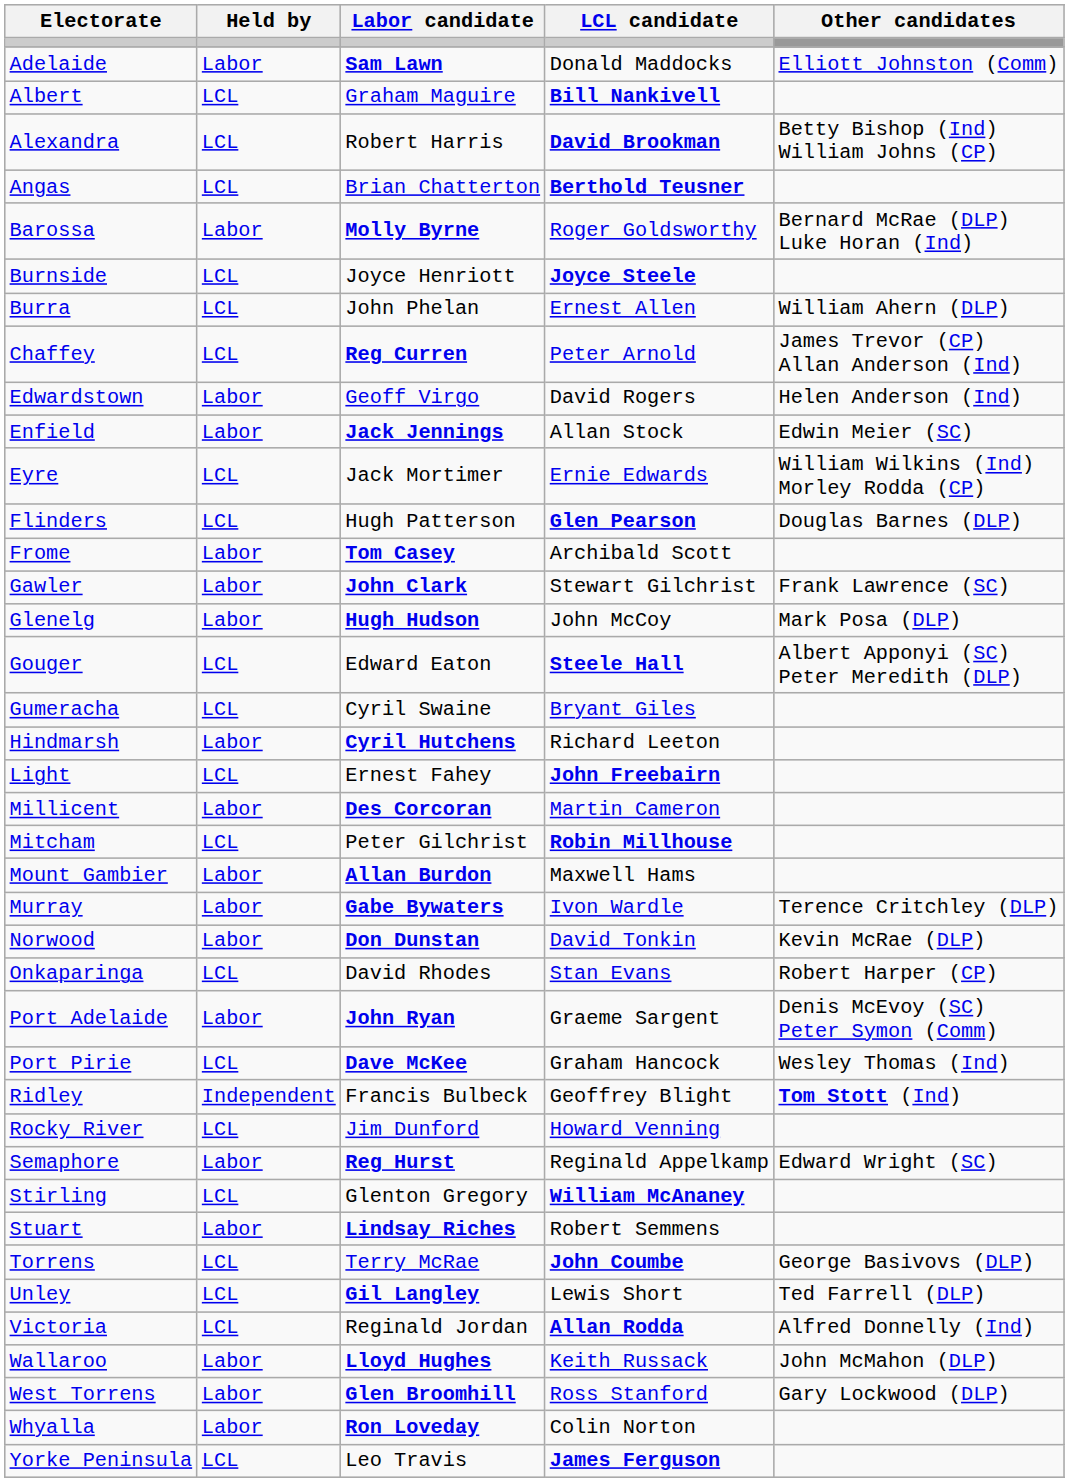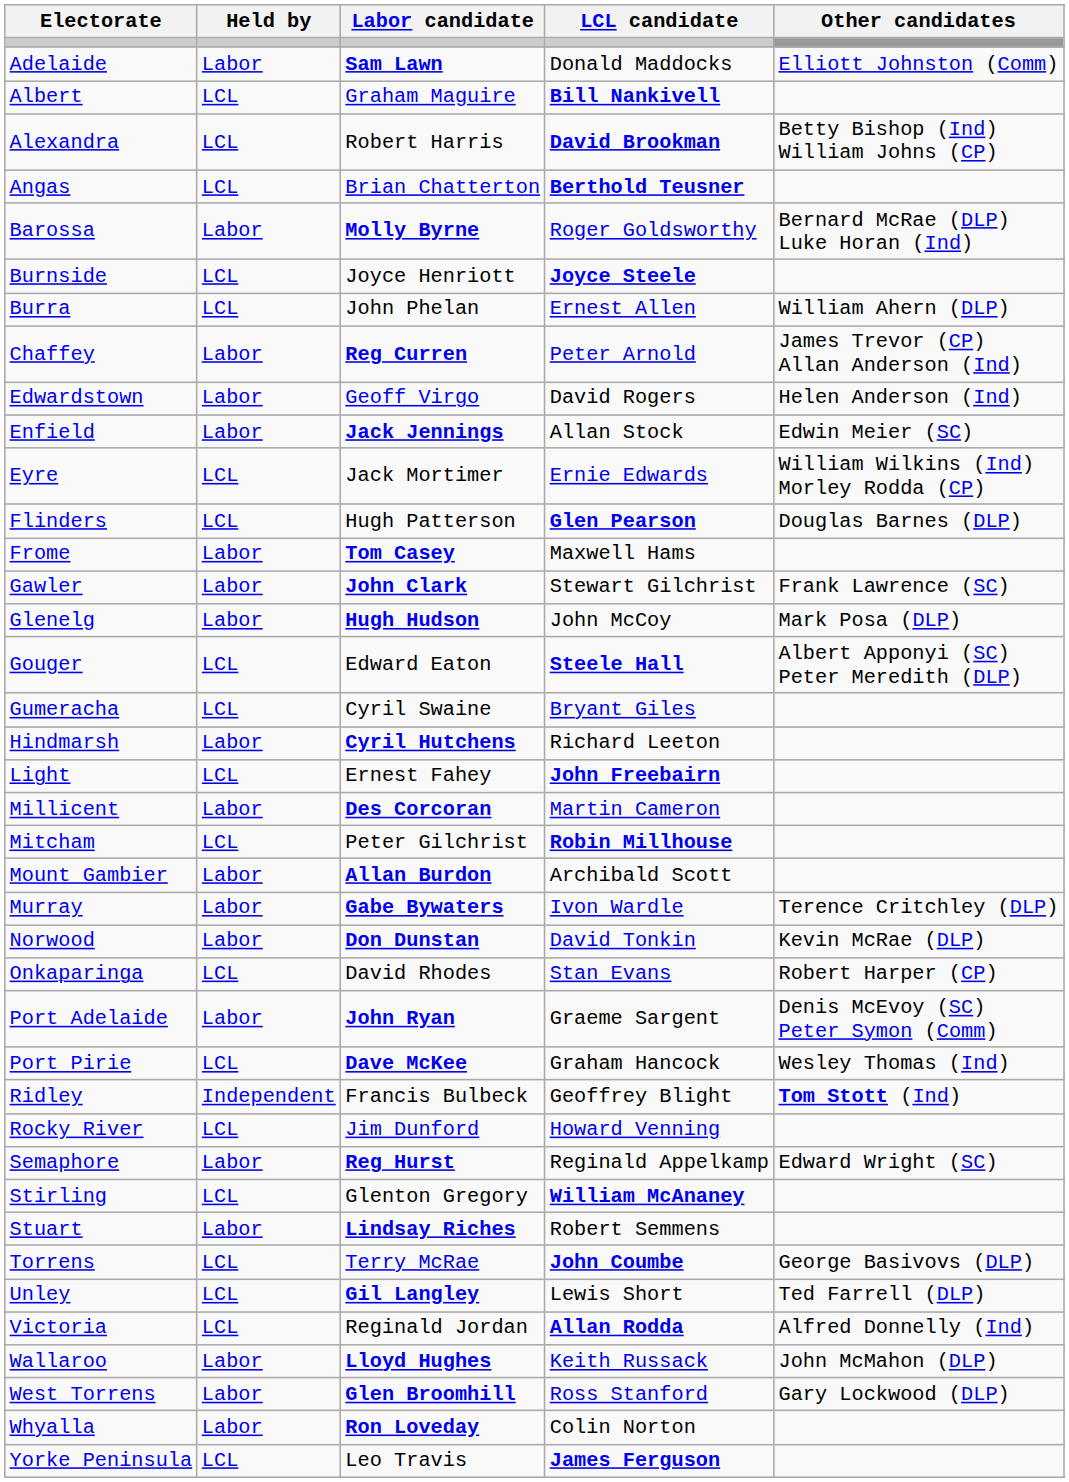(220, 354) LCL -> (232, 354) Labor
(641, 554) Archibald Scott -> (623, 554) Maxwell Hams
(623, 875) Maxwell Hams -> (641, 875) Archibald Scott
